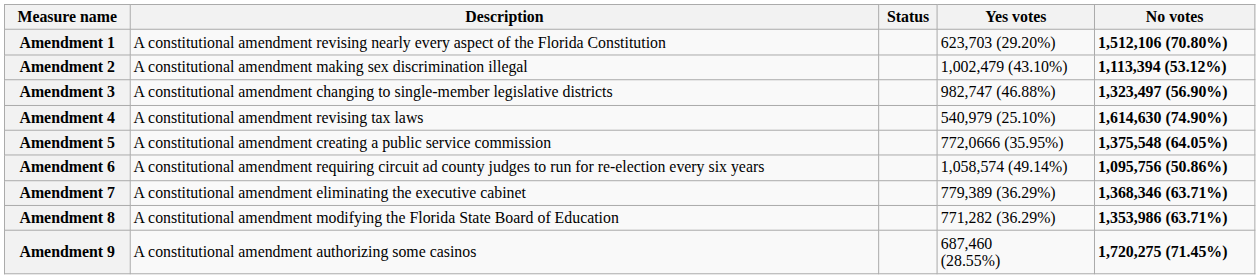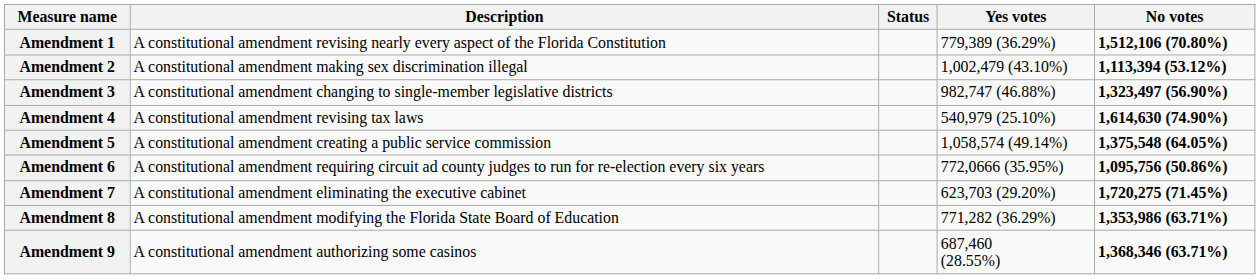(998, 42) 623,703 (29.20%) -> (998, 42) 779,389 (36.29%)
(1002, 142) 772,0666 (35.95%) -> (1004, 142) 1,058,574 (49.14%)
(1004, 167) 1,058,574 (49.14%) -> (1002, 167) 772,0666 (35.95%)
(998, 192) 779,389 (36.29%) -> (998, 192) 623,703 (29.20%)
(1163, 192) 1,368,346 (63.71%) -> (1163, 192) 1,720,275 (71.45%)
(1163, 252) 1,720,275 (71.45%) -> (1163, 252) 1,368,346 (63.71%)
